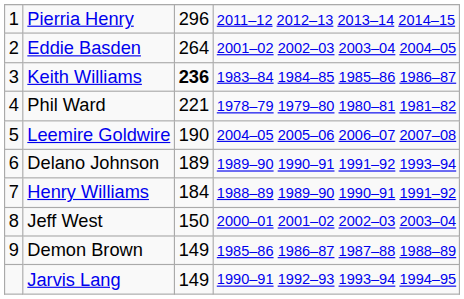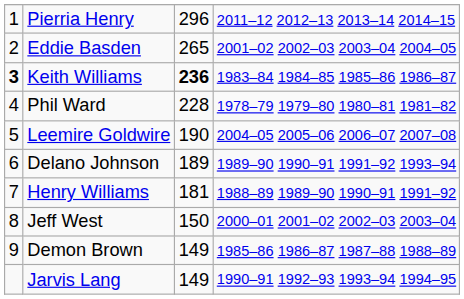(194, 47) 264 -> (194, 47) 265
(14, 76) normal -> (14, 76) bold
(194, 105) 221 -> (194, 105) 228
(194, 192) 184 -> (194, 192) 181
